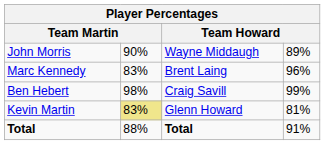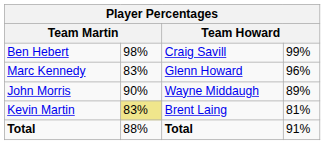rows swapped: (38, 91) <-> (39, 52)
(196, 71) Brent Laing -> (204, 71) Glenn Howard
(204, 110) Glenn Howard -> (196, 110) Brent Laing
